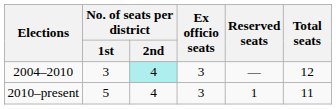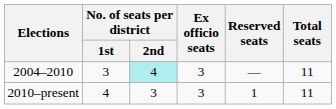(307, 72) 12 -> (307, 72) 11
(106, 93) 5 -> (106, 93) 4
(154, 93) 4 -> (154, 93) 3
